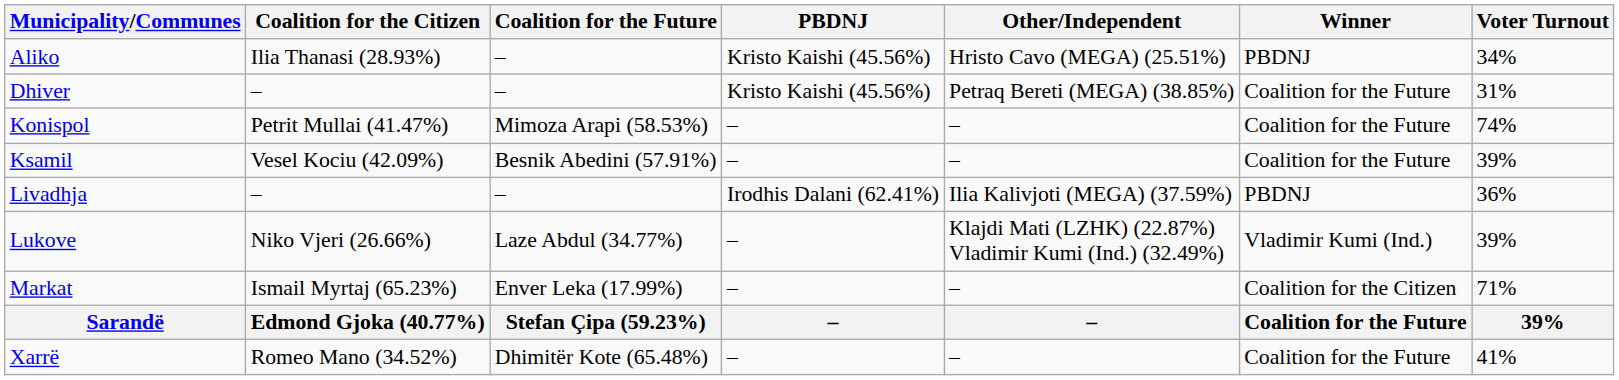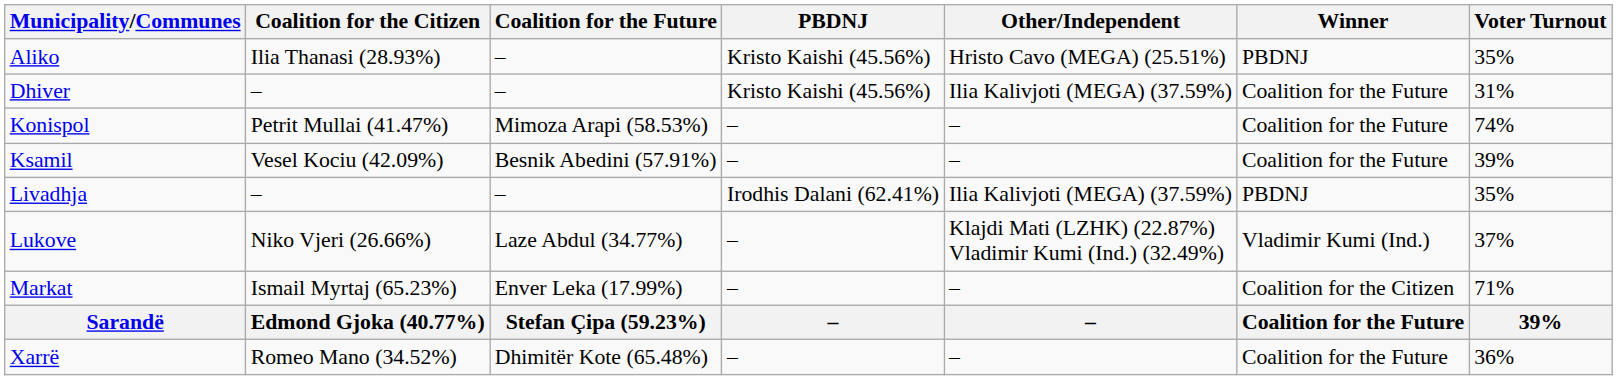(1497, 56) 34% -> (1494, 56) 35%
(1092, 90) Petraq Bereti (MEGA) (38.85%) -> (1090, 90) Ilia Kalivjoti (MEGA) (37.59%)
(1497, 194) 36% -> (1494, 194) 35%
(1497, 241) 39% -> (1494, 241) 37%
(1497, 356) 41% -> (1494, 356) 36%
